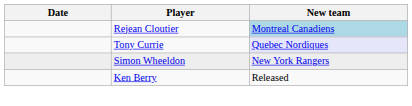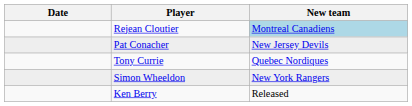+ row: (141, 45)
(290, 45) lavender background -> (290, 61) no background
